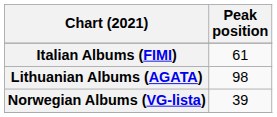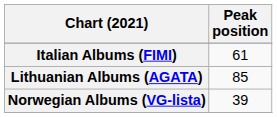(240, 77) 98 -> (240, 77) 85
